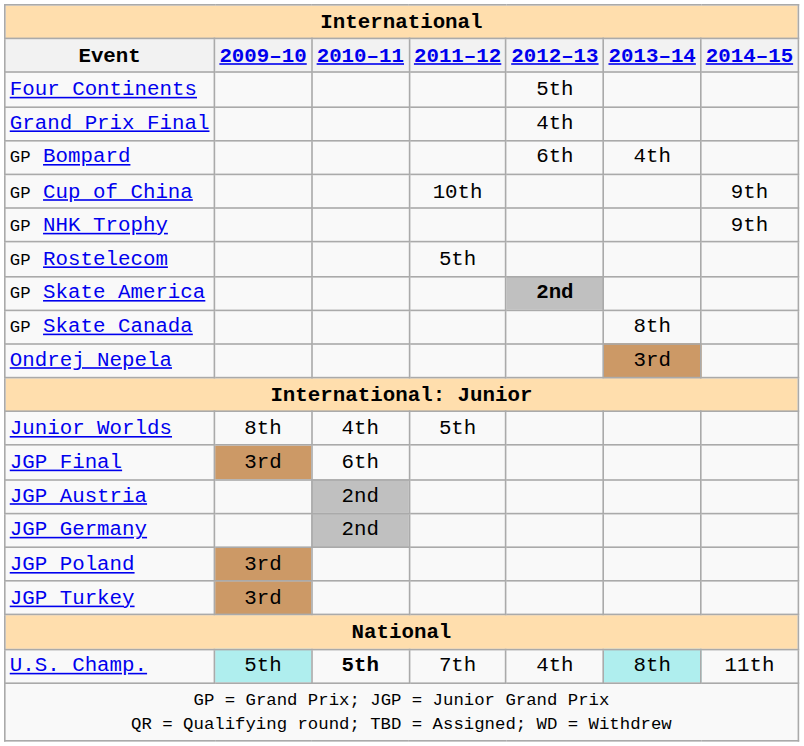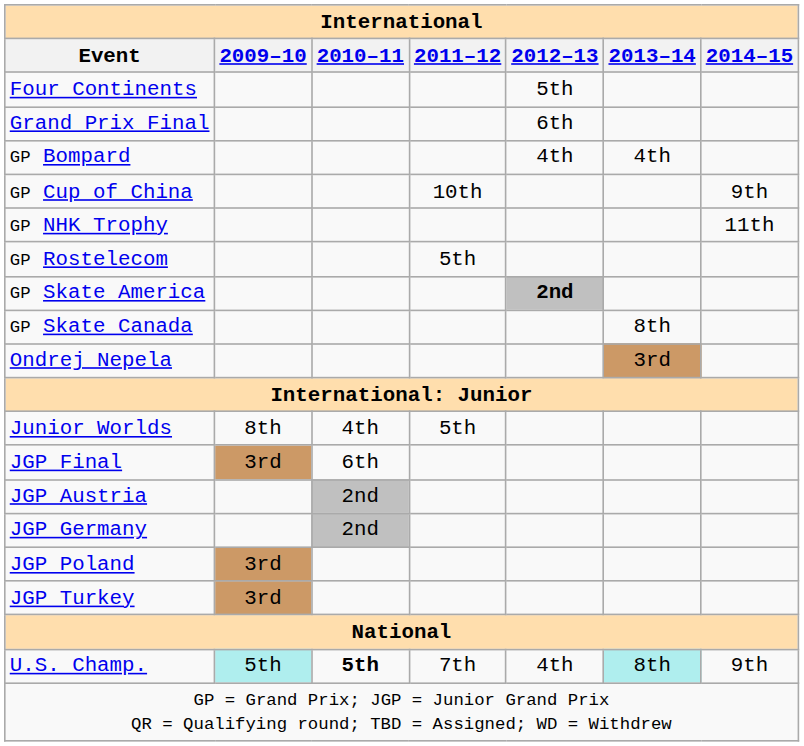(555, 123) 4th -> (555, 123) 6th
(555, 157) 6th -> (555, 157) 4th
(749, 225) 9th -> (749, 225) 11th
(749, 666) 11th -> (749, 666) 9th
